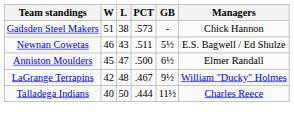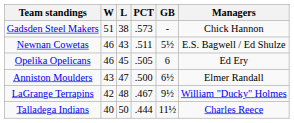+ row: (53, 61)
(109, 61) 45 -> (109, 77) 43
